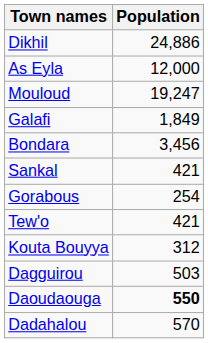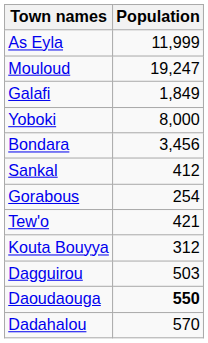- row: (28, 42)
(175, 68) 12,000 -> (176, 42) 11,999
+ row: (32, 119)
(186, 171) 421 -> (186, 171) 412
